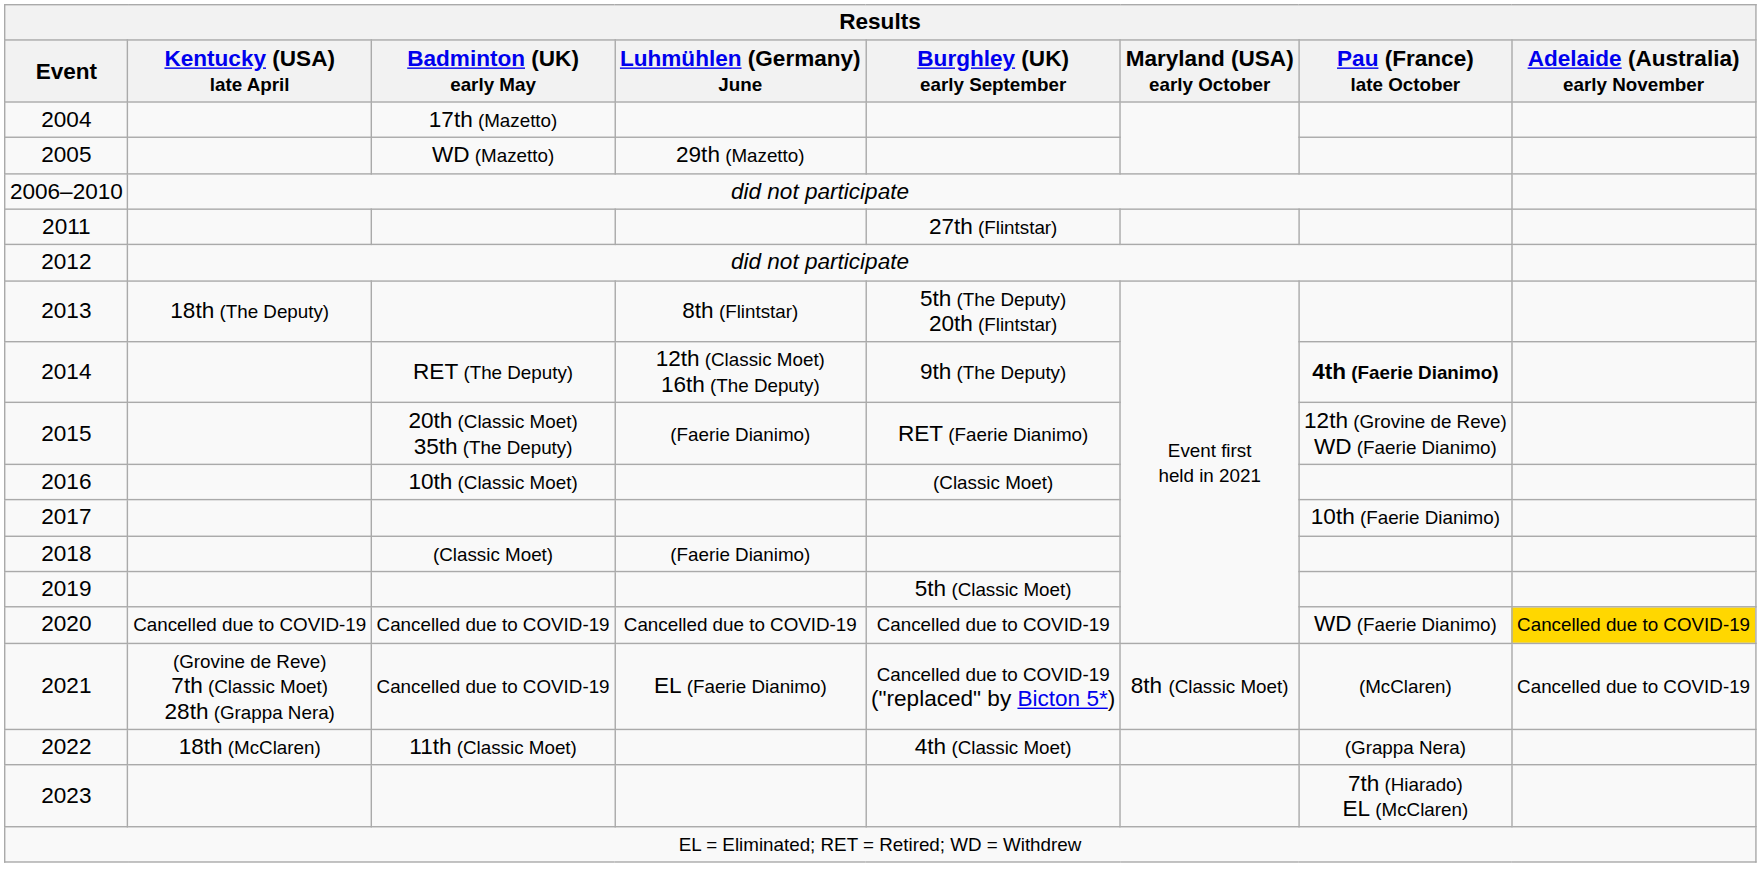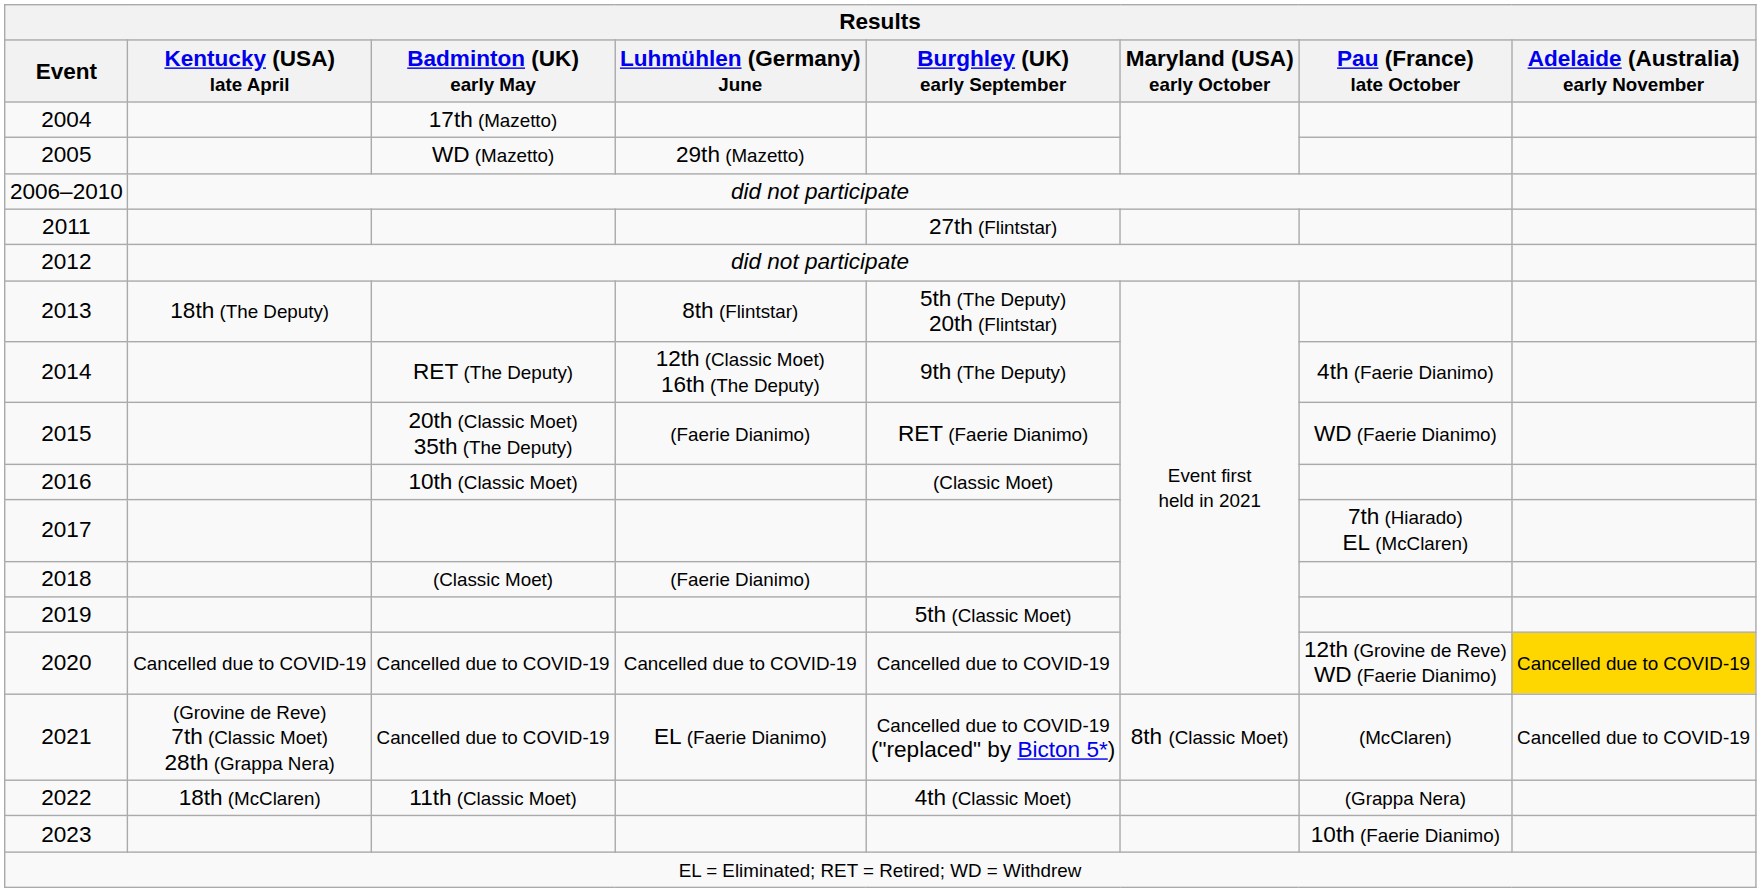(1405, 372) bold -> (1405, 372) normal
(1405, 433) 12th (Grovine de Reve) WD (Faerie Dianimo) -> (1405, 433) WD (Faerie Dianimo)
(1405, 517) 10th (Faerie Dianimo) -> (1405, 530) 7th (Hiarado) EL (McClaren)
(1405, 624) WD (Faerie Dianimo) -> (1405, 662) 12th (Grovine de Reve) WD (Faerie Dianimo)
(1405, 795) 7th (Hiarado) EL (McClaren) -> (1405, 833) 10th (Faerie Dianimo)
